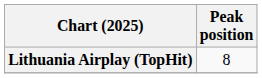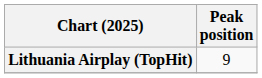(227, 60) 8 -> (227, 60) 9
